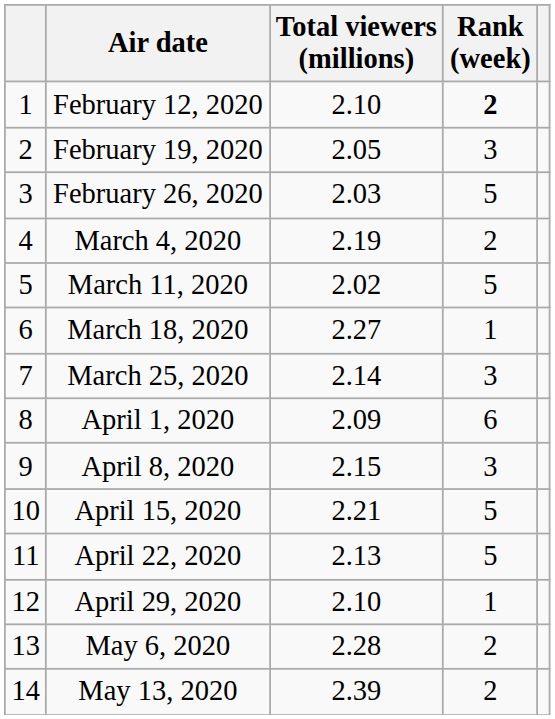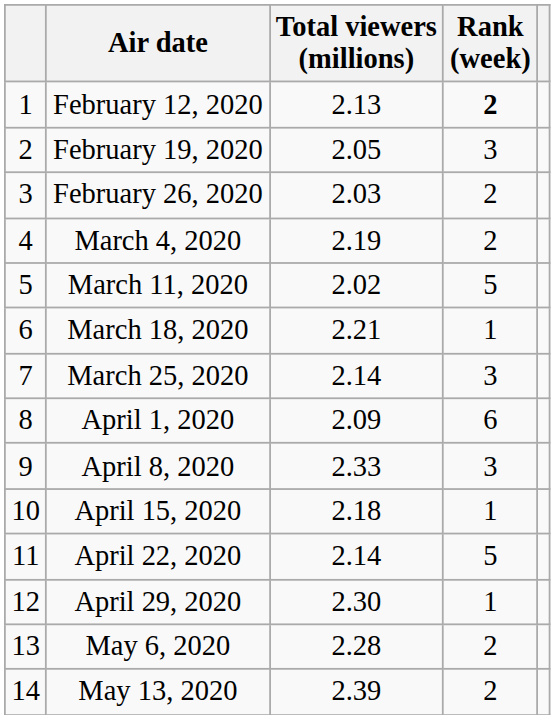(356, 104) 2.10 -> (356, 104) 2.13
(490, 194) 5 -> (490, 194) 2
(356, 330) 2.27 -> (356, 330) 2.21
(356, 465) 2.15 -> (356, 465) 2.33
(356, 510) 2.21 -> (356, 510) 2.18
(490, 510) 5 -> (490, 510) 1
(356, 555) 2.13 -> (356, 555) 2.14
(356, 601) 2.10 -> (356, 601) 2.30
